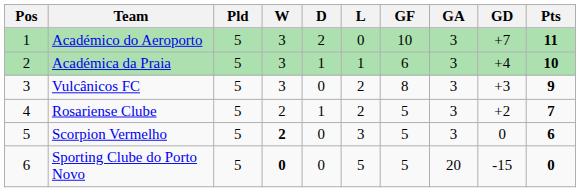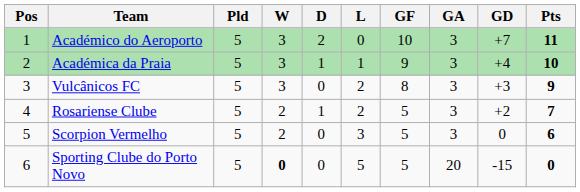(405, 63) 6 -> (405, 63) 9
(282, 134) bold -> (282, 134) normal
